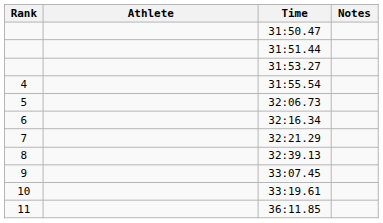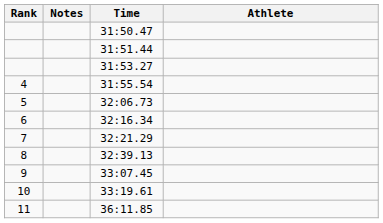columns swapped: (151, 13) <-> (354, 13)
